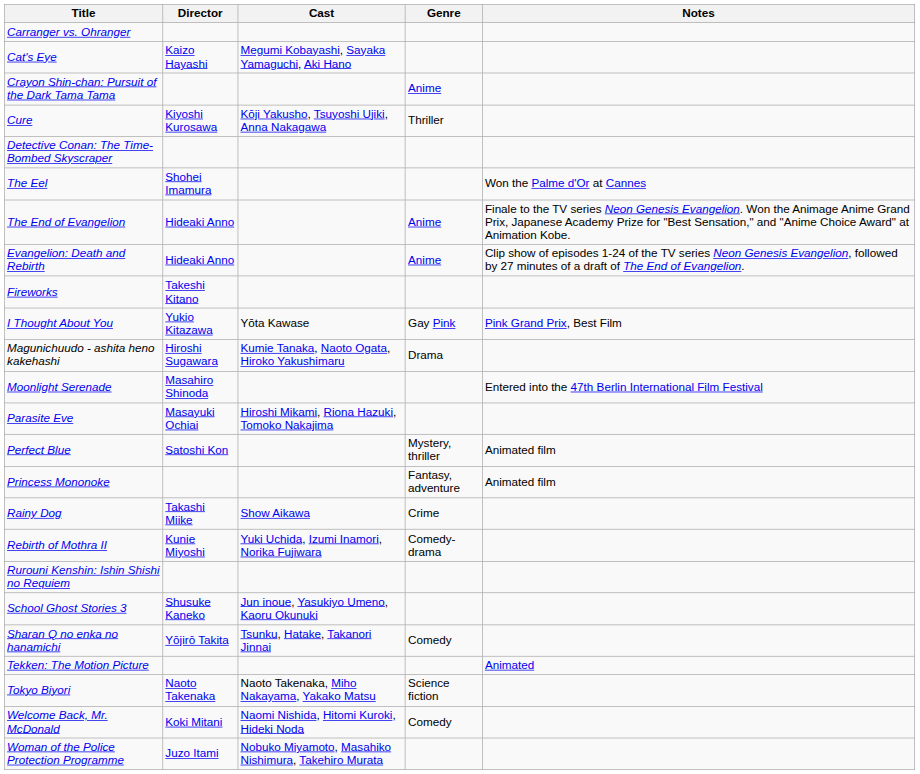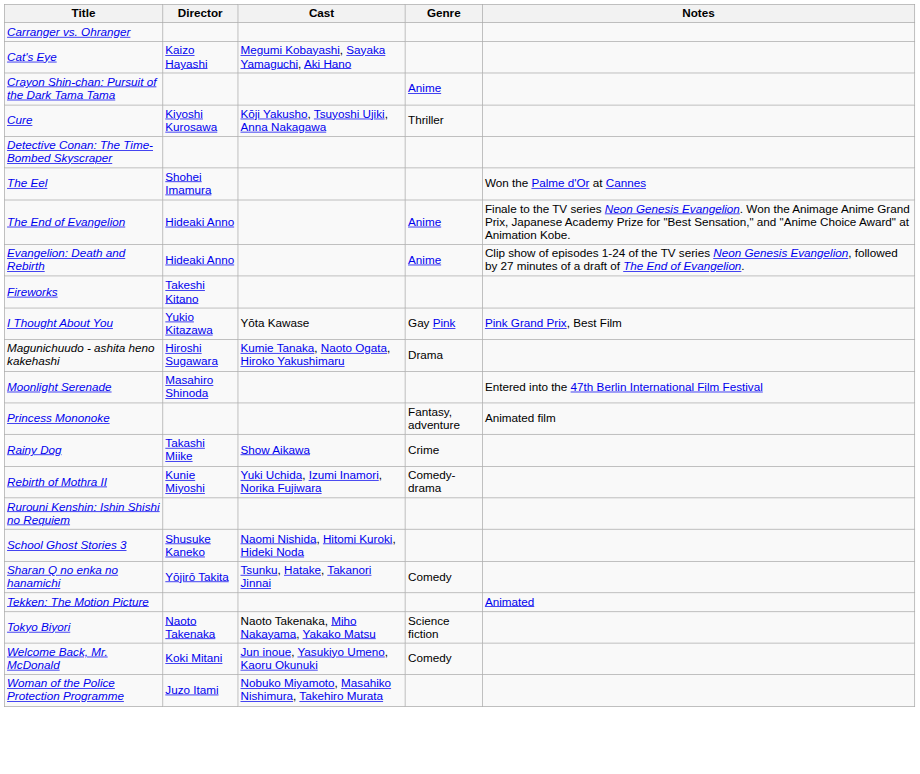- row: (40, 418)
- row: (39, 450)
(314, 608) Jun inoue, Yasukiyo Umeno, Kaoru Okunuki -> (318, 545) Naomi Nishida, Hitomi Kuroki, Hideki Noda
(318, 722) Naomi Nishida, Hitomi Kuroki, Hideki Noda -> (314, 658) Jun inoue, Yasukiyo Umeno, Kaoru Okunuki
